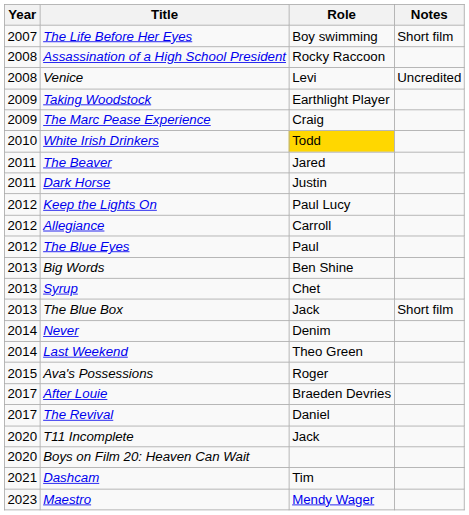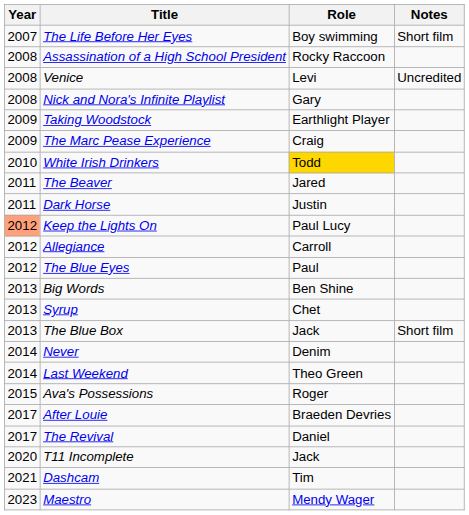+ row: (134, 99)
(22, 204) no background -> (22, 225) lightsalmon background
- row: (146, 457)
